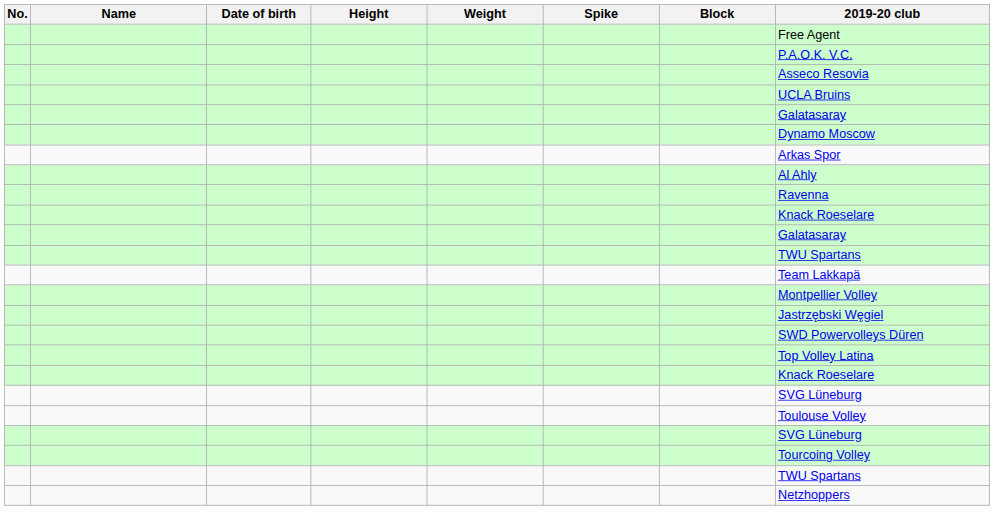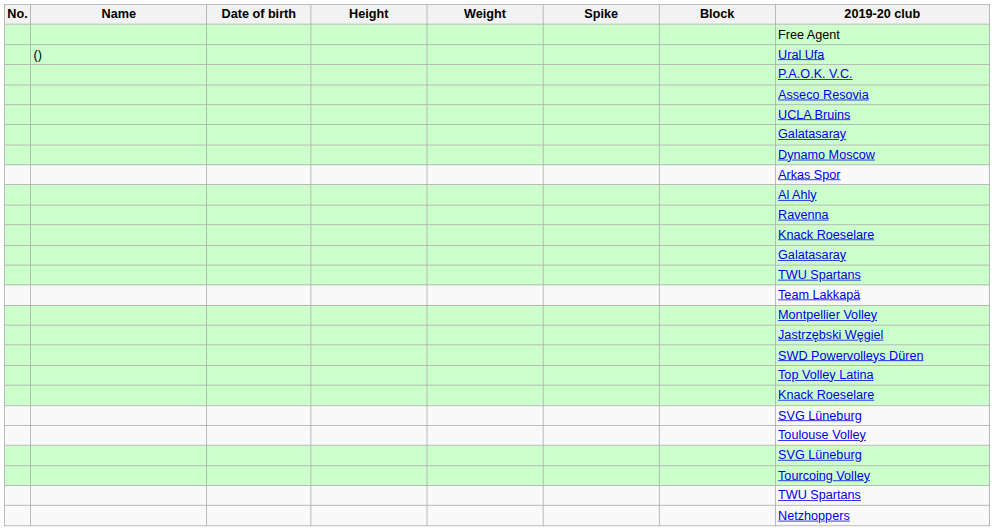+ row: (17, 55)
